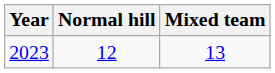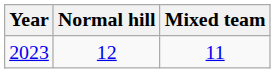(215, 51) 13 -> (215, 51) 11
